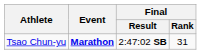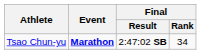(182, 42) 31 -> (182, 42) 34
